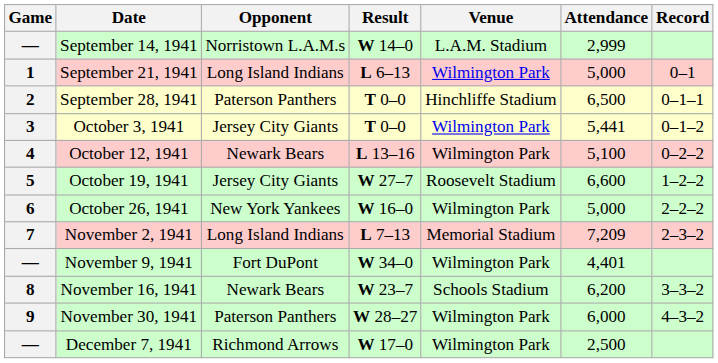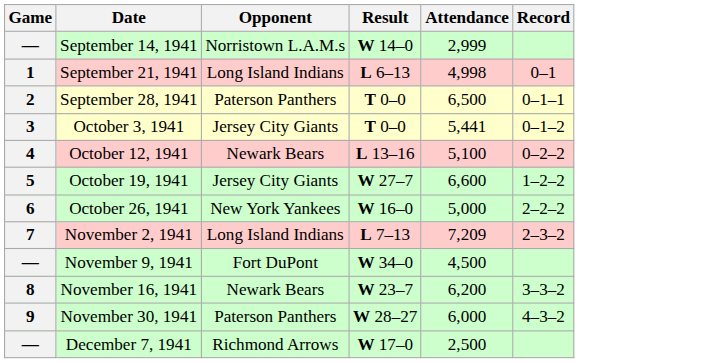- column: (491, 18)
(606, 72) 5,000 -> (467, 72) 4,998
(606, 262) 4,401 -> (467, 262) 4,500
